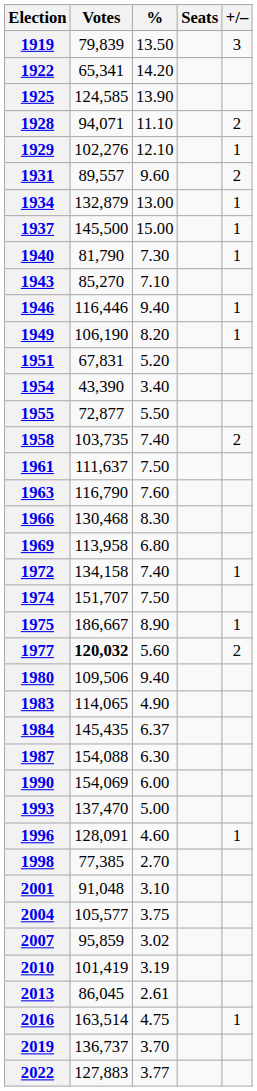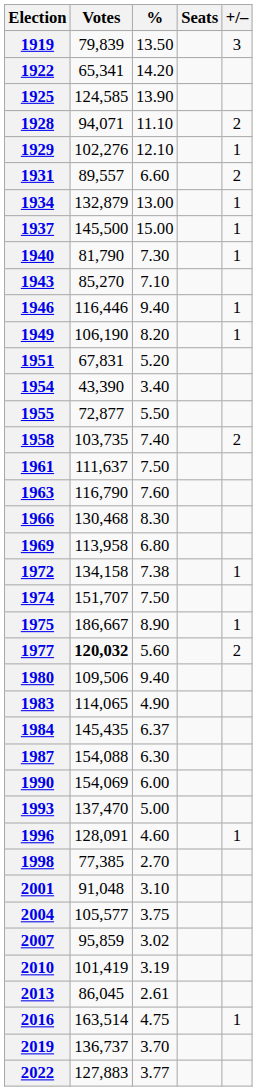(155, 176) 9.60 -> (155, 176) 6.60
(155, 571) 7.40 -> (155, 571) 7.38
